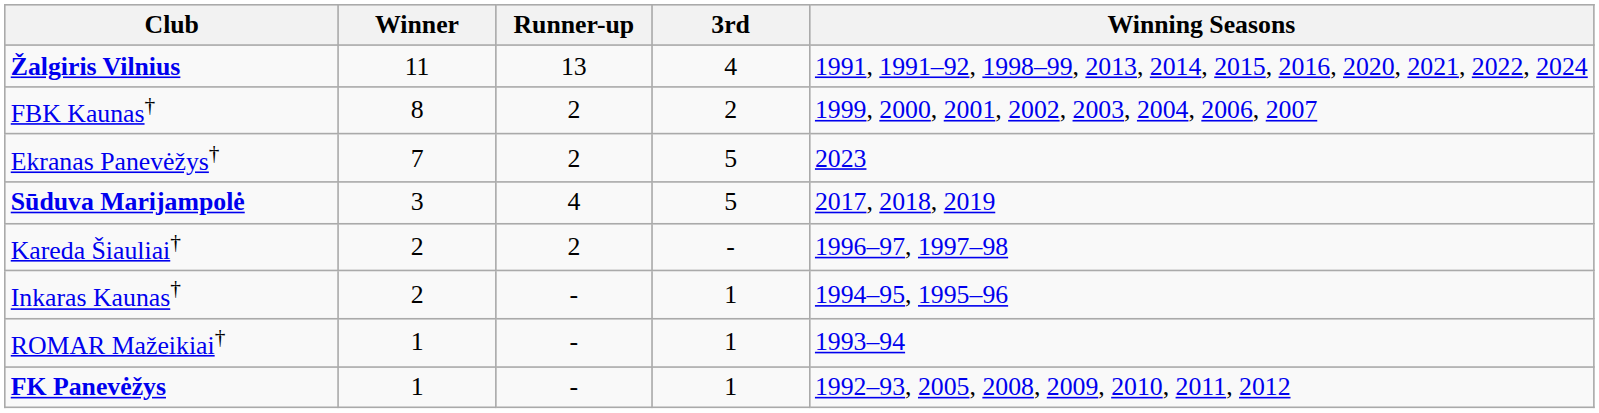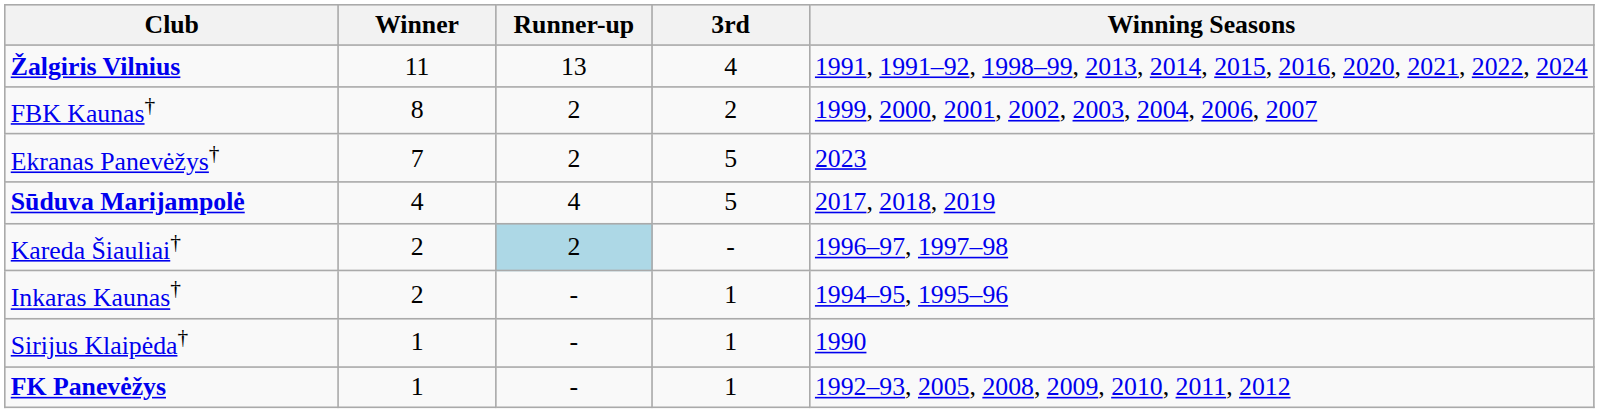(417, 202) 3 -> (417, 202) 4
(574, 246) no background -> (574, 246) lightblue background
+ row: (99, 342)
- row: (118, 342)
